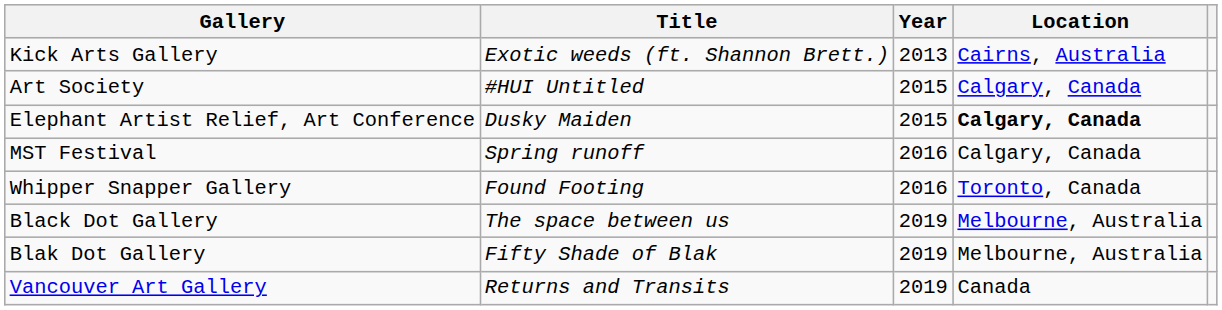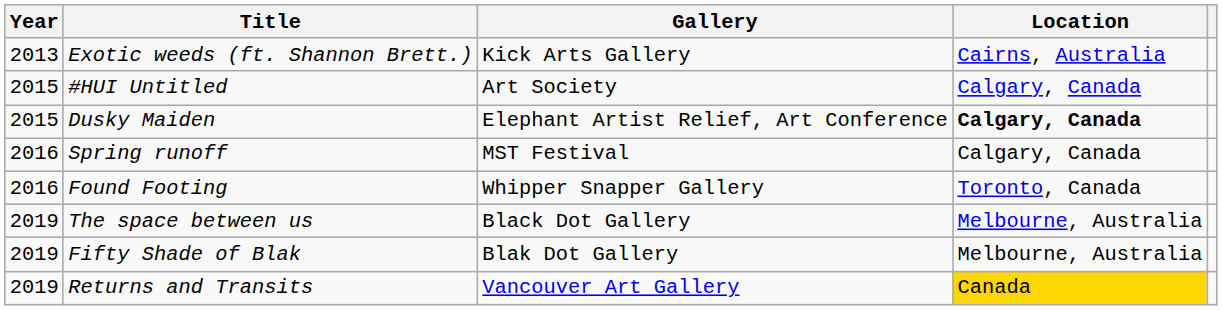columns swapped: (923, 21) <-> (242, 21)
(994, 288) no background -> (994, 288) gold background
